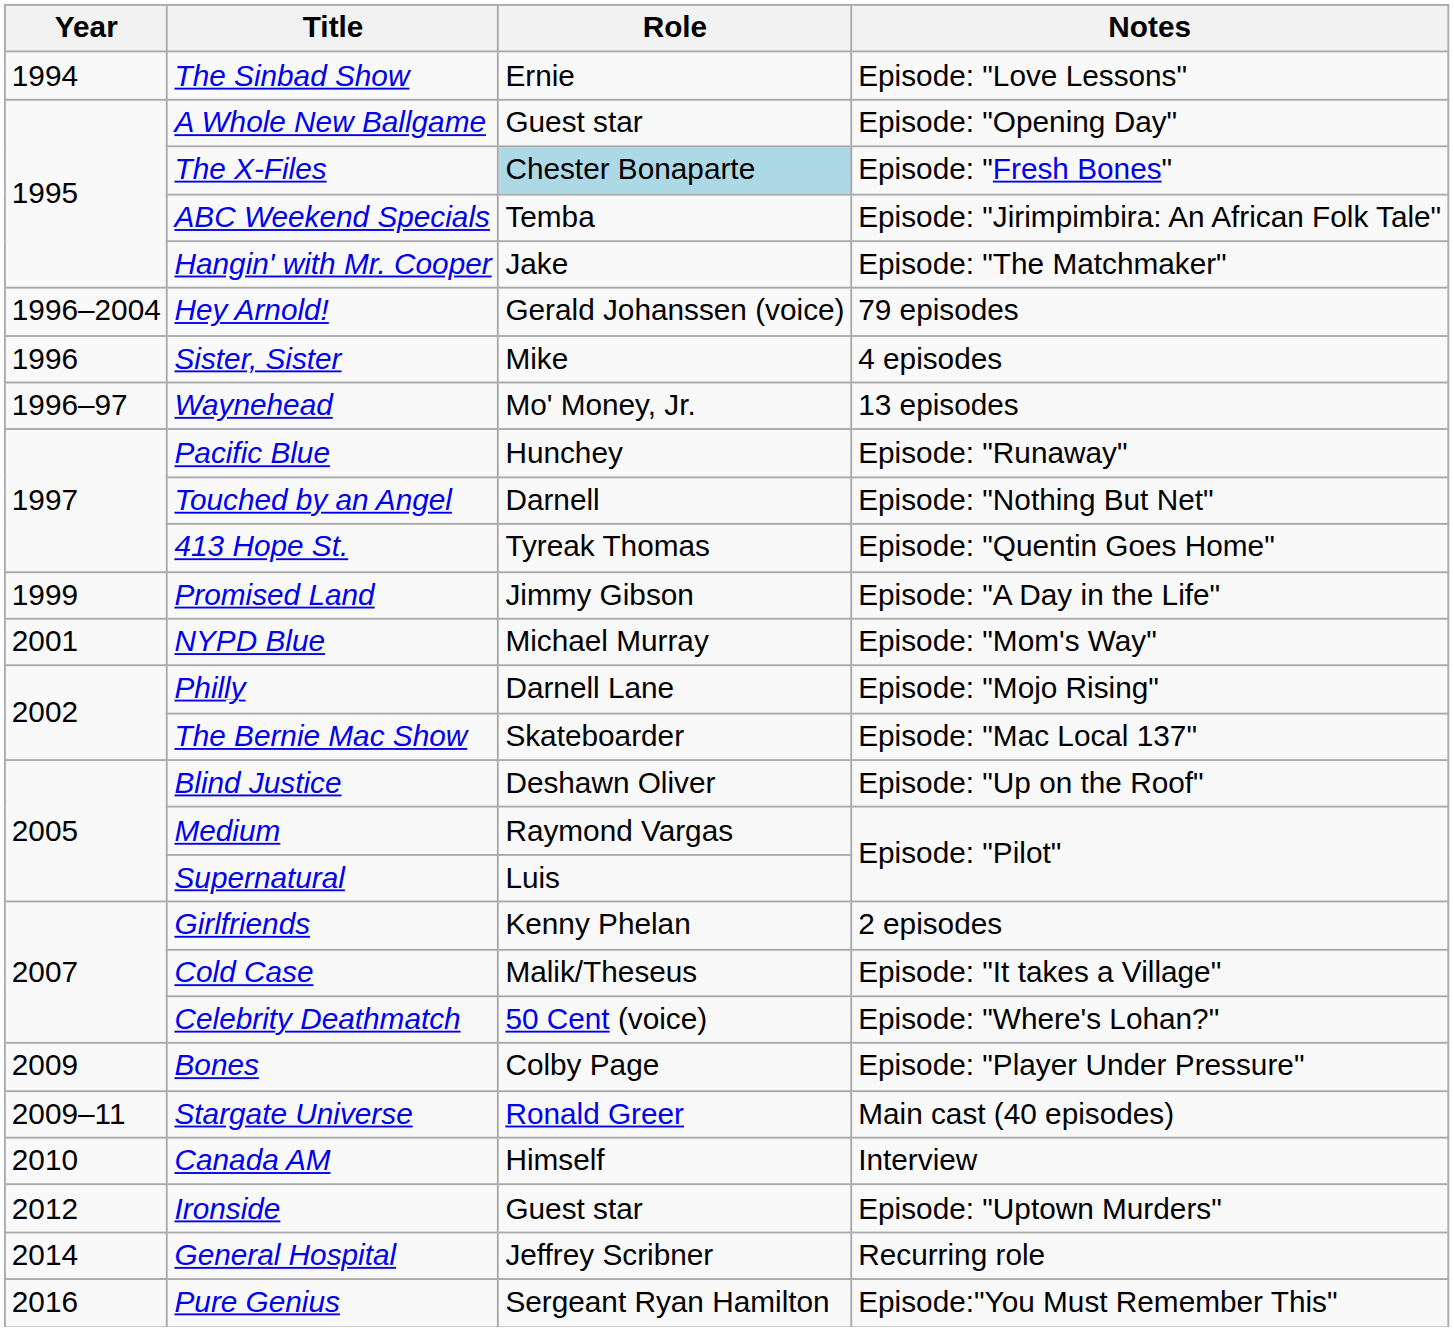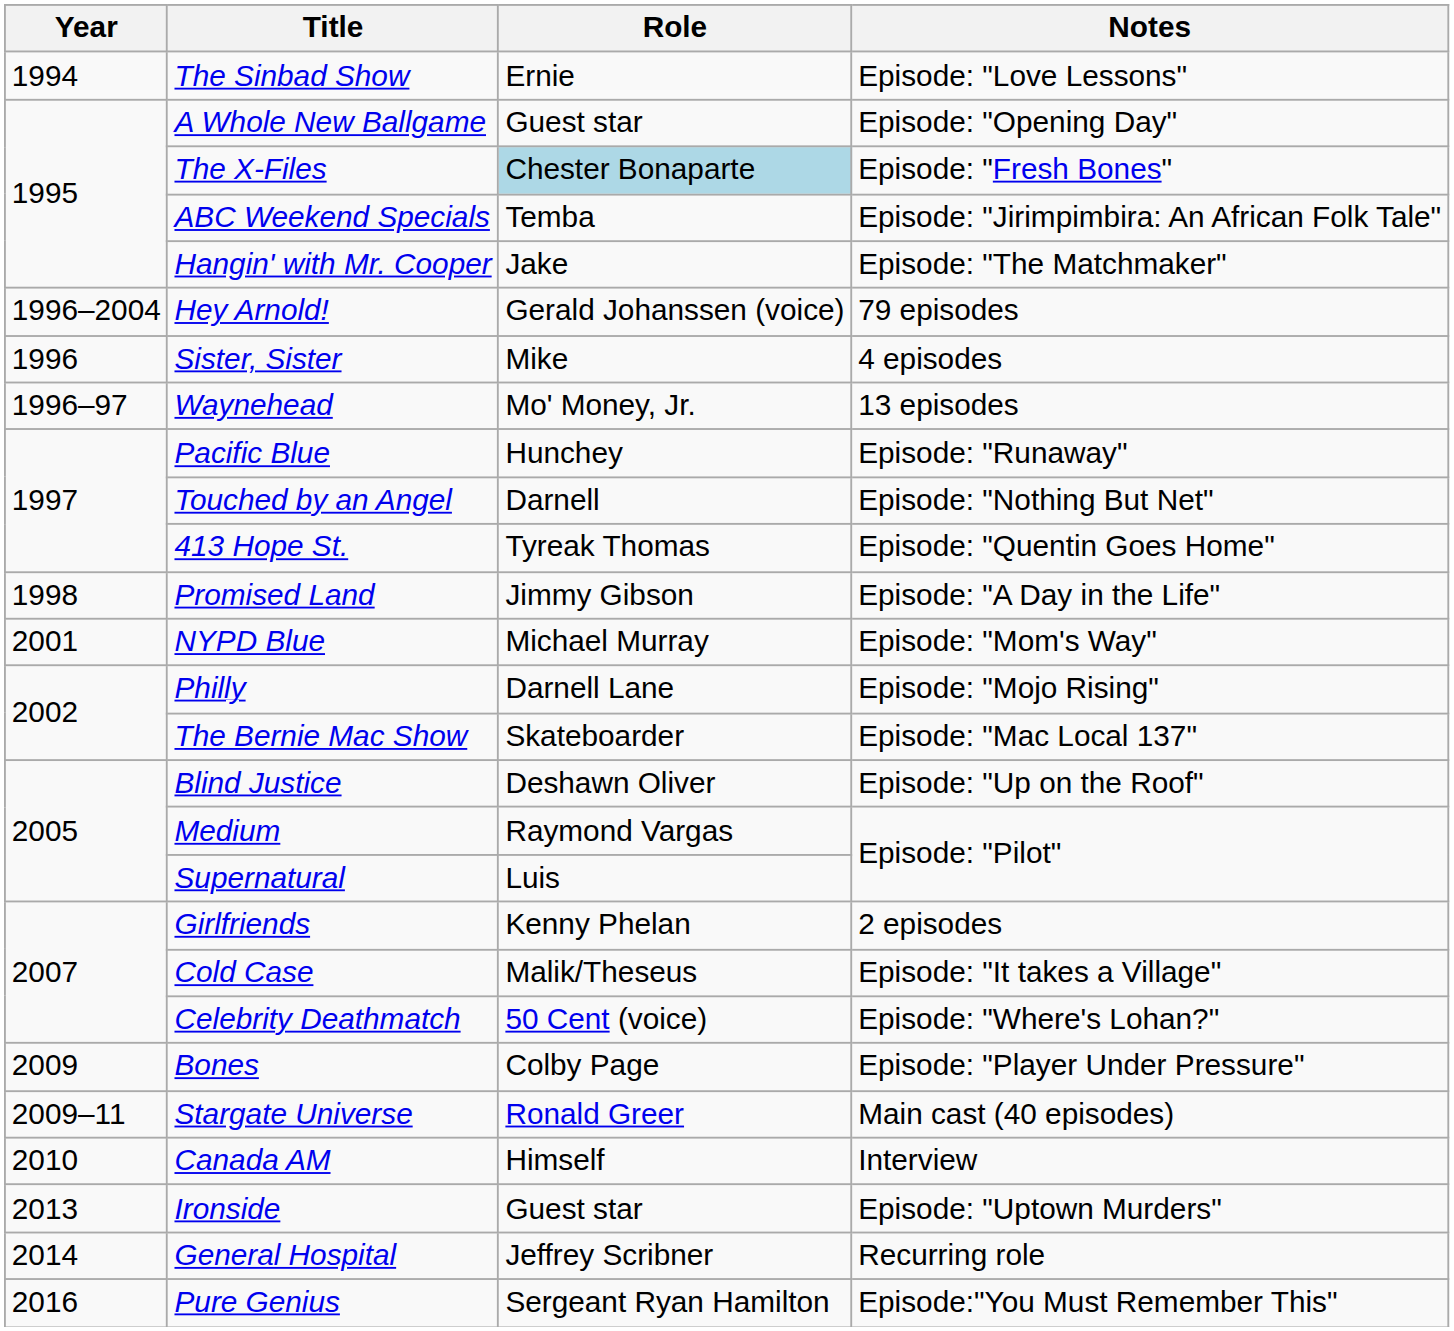(45, 594) 1999 -> (45, 594) 1998
(45, 1208) 2012 -> (45, 1208) 2013
